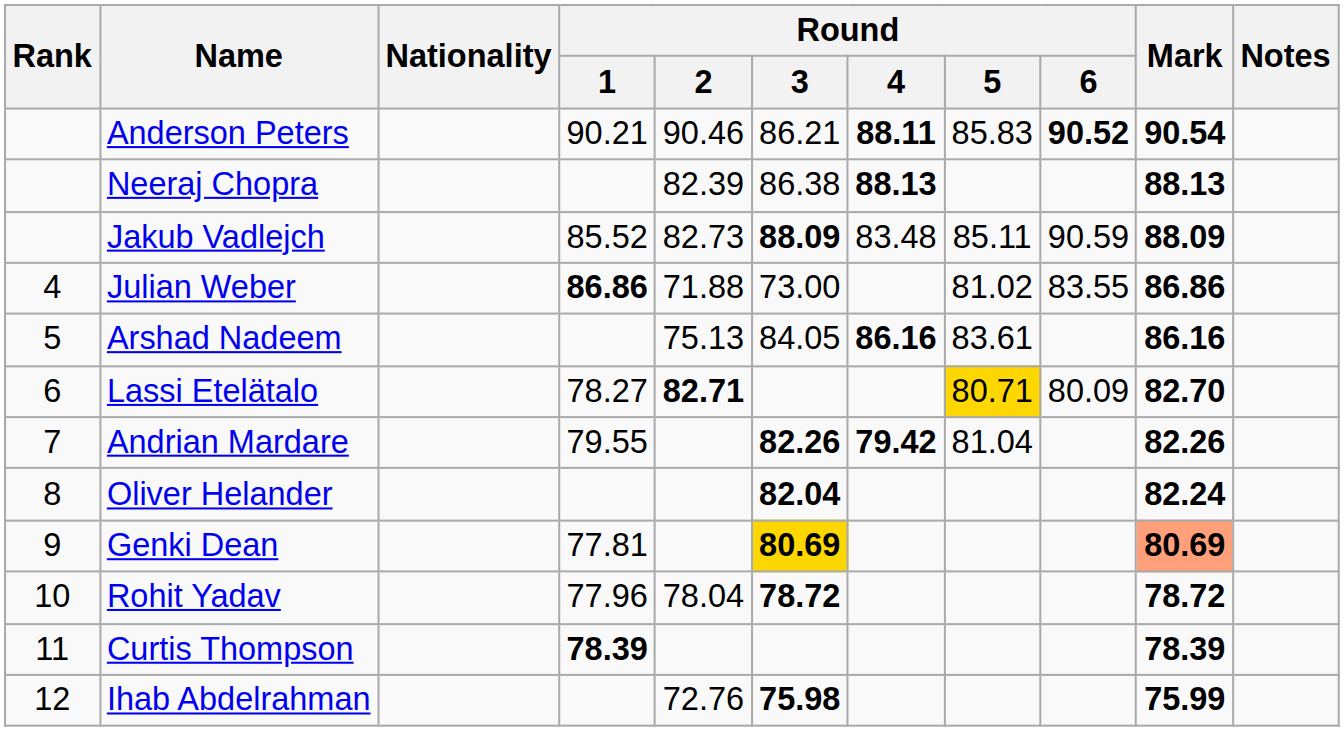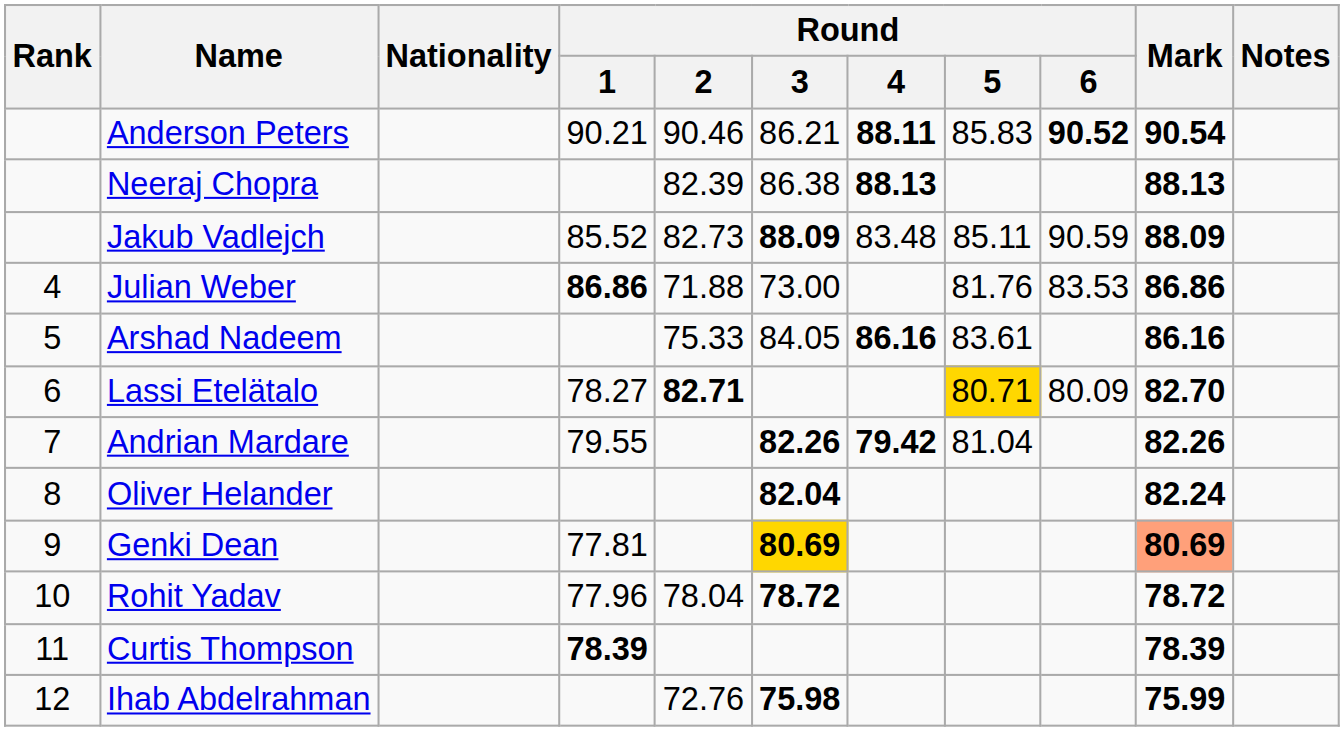(992, 287) 81.02 -> (992, 287) 81.76
(1089, 287) 83.55 -> (1089, 287) 83.53
(703, 339) 75.13 -> (703, 339) 75.33
